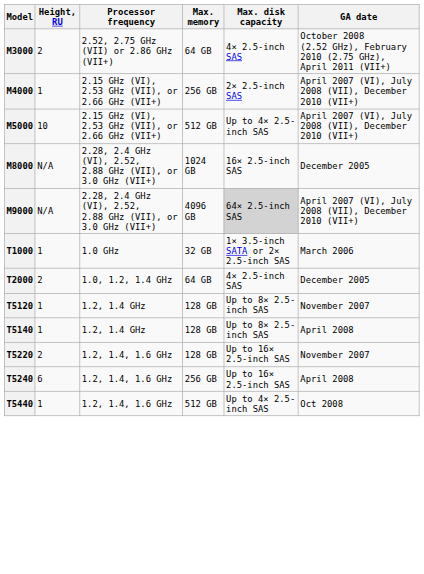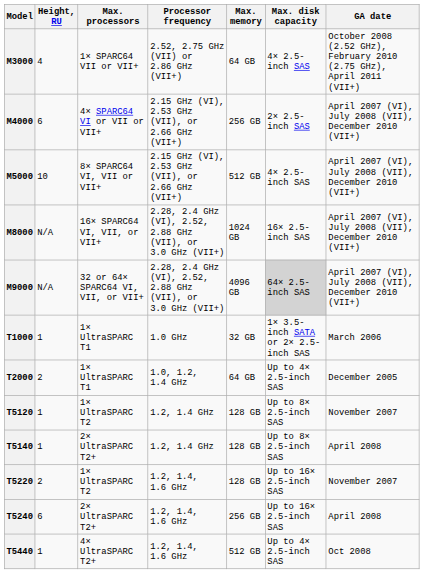+ column: (113, 17)
(40, 51) 2 -> (40, 62) 4
(40, 91) 1 -> (40, 122) 6
(261, 126) Up to 4× 2.5-inch SAS -> (289, 177) 4× 2.5-inch SAS
(335, 166) December 2005 -> (371, 232) April 2007 (VI), July 2008 (VII), December 2010 (VII+)
(255, 281) 4× 2.5-inch SAS -> (289, 378) Up to 4× 2.5-inch SAS
